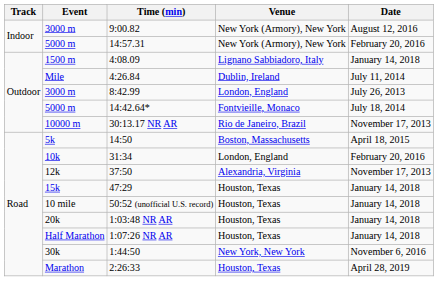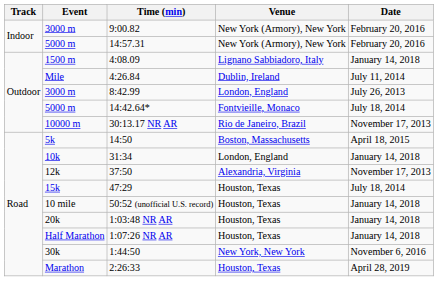(384, 28) August 12, 2016 -> (388, 28) February 20, 2016
(388, 156) February 20, 2016 -> (385, 156) January 14, 2018
(385, 188) January 14, 2018 -> (378, 188) July 18, 2014
